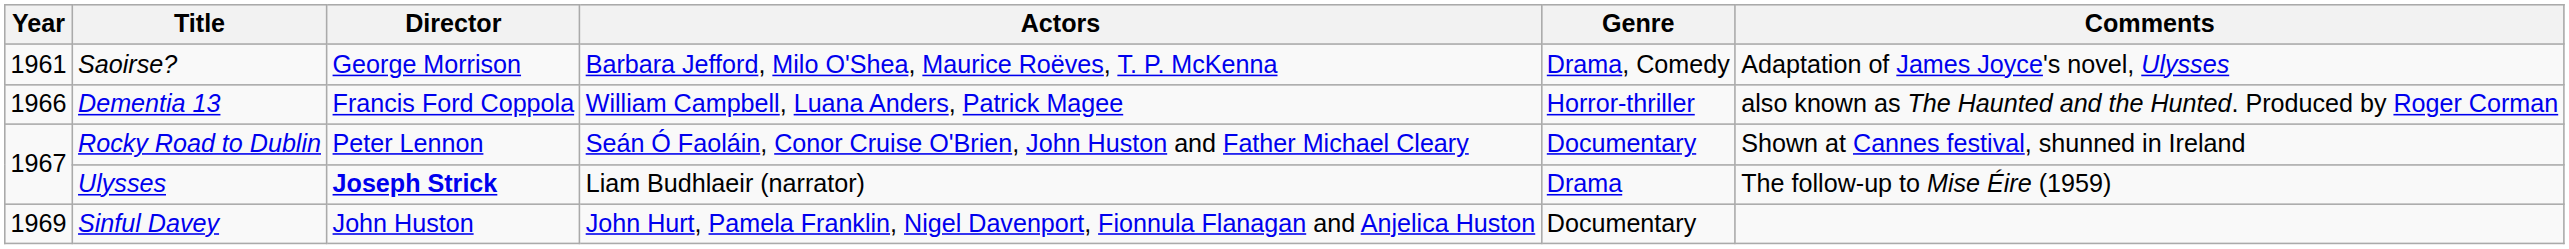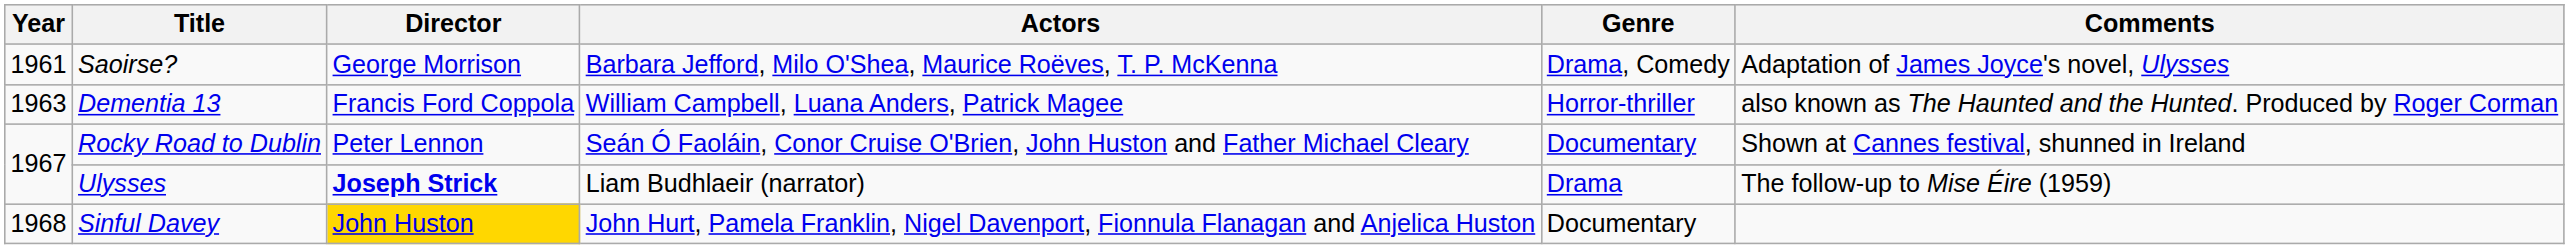(39, 104) 1966 -> (39, 104) 1963
(39, 223) 1969 -> (39, 223) 1968
(403, 223) no background -> (403, 223) gold background
